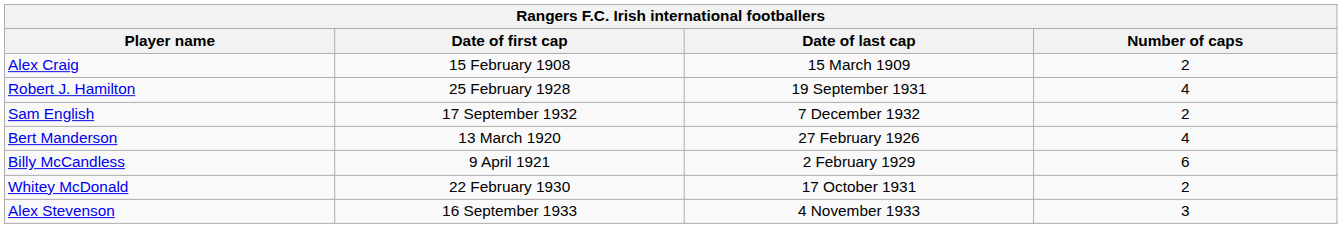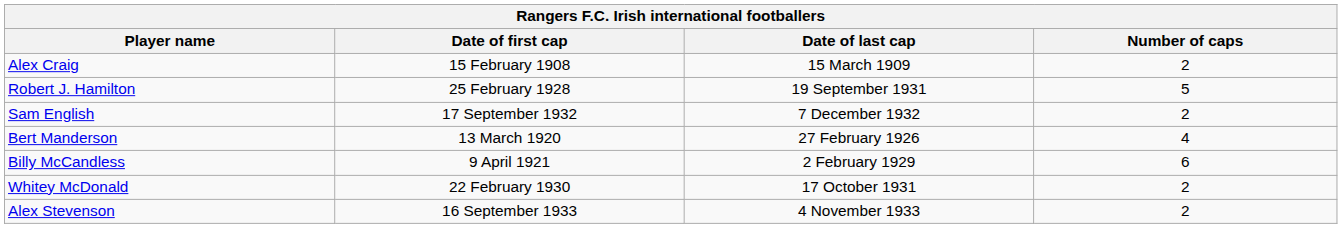(1185, 89) 4 -> (1185, 89) 5
(1185, 211) 3 -> (1185, 211) 2
